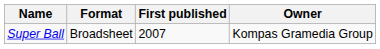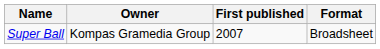columns swapped: (101, 14) <-> (303, 14)
